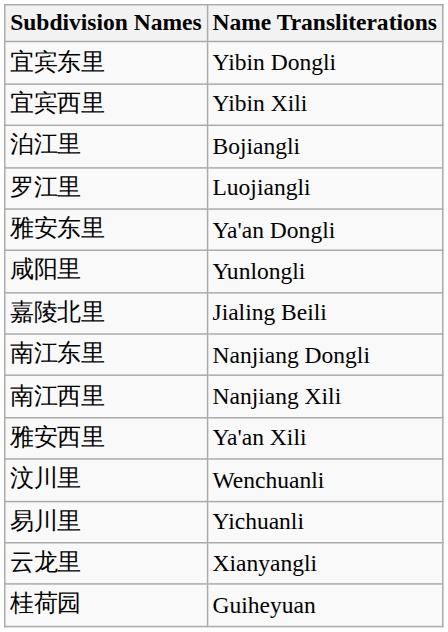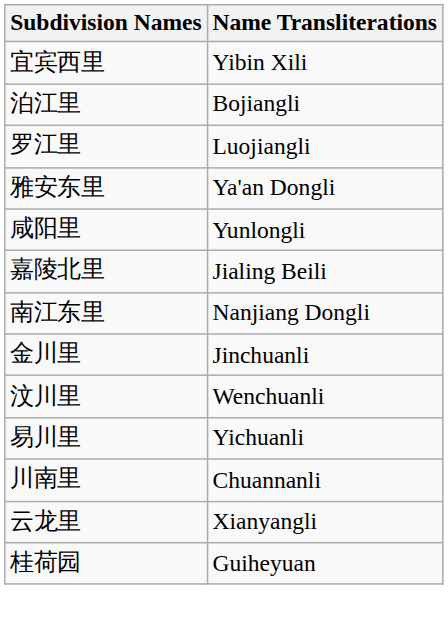- row: (57, 61)
- row: (57, 395)
- row: (57, 437)
+ row: (45, 353)
+ row: (45, 479)
